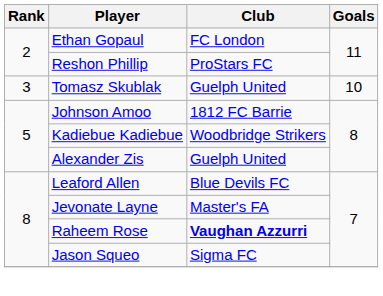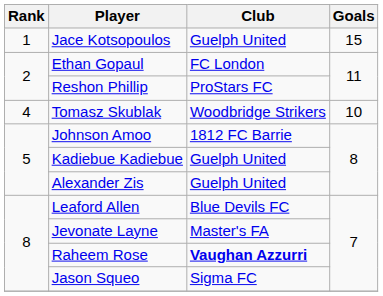+ row: (111, 40)
(26, 87) 3 -> (26, 111) 4
(238, 87) Guelph United -> (258, 111) Woodbridge Strikers
(258, 135) Woodbridge Strikers -> (238, 159) Guelph United
